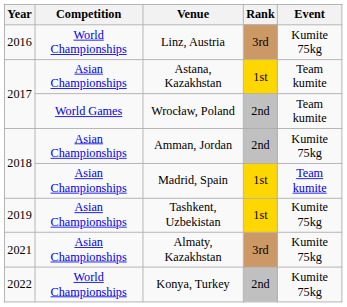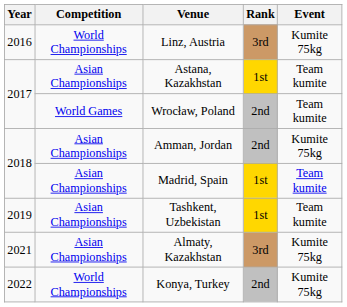(310, 215) Kumite 75kg -> (310, 215) Team kumite
